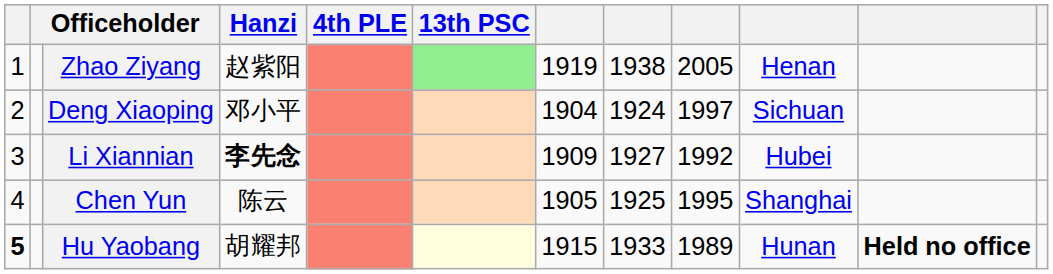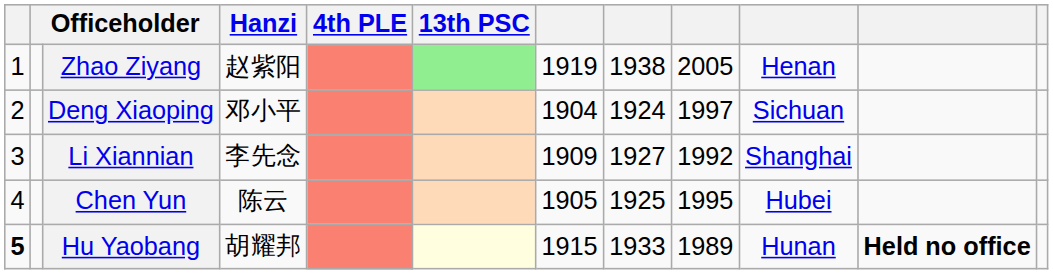(263, 155) bold -> (263, 155) normal
(798, 156) Hubei -> (798, 156) Shanghai
(798, 201) Shanghai -> (798, 201) Hubei
